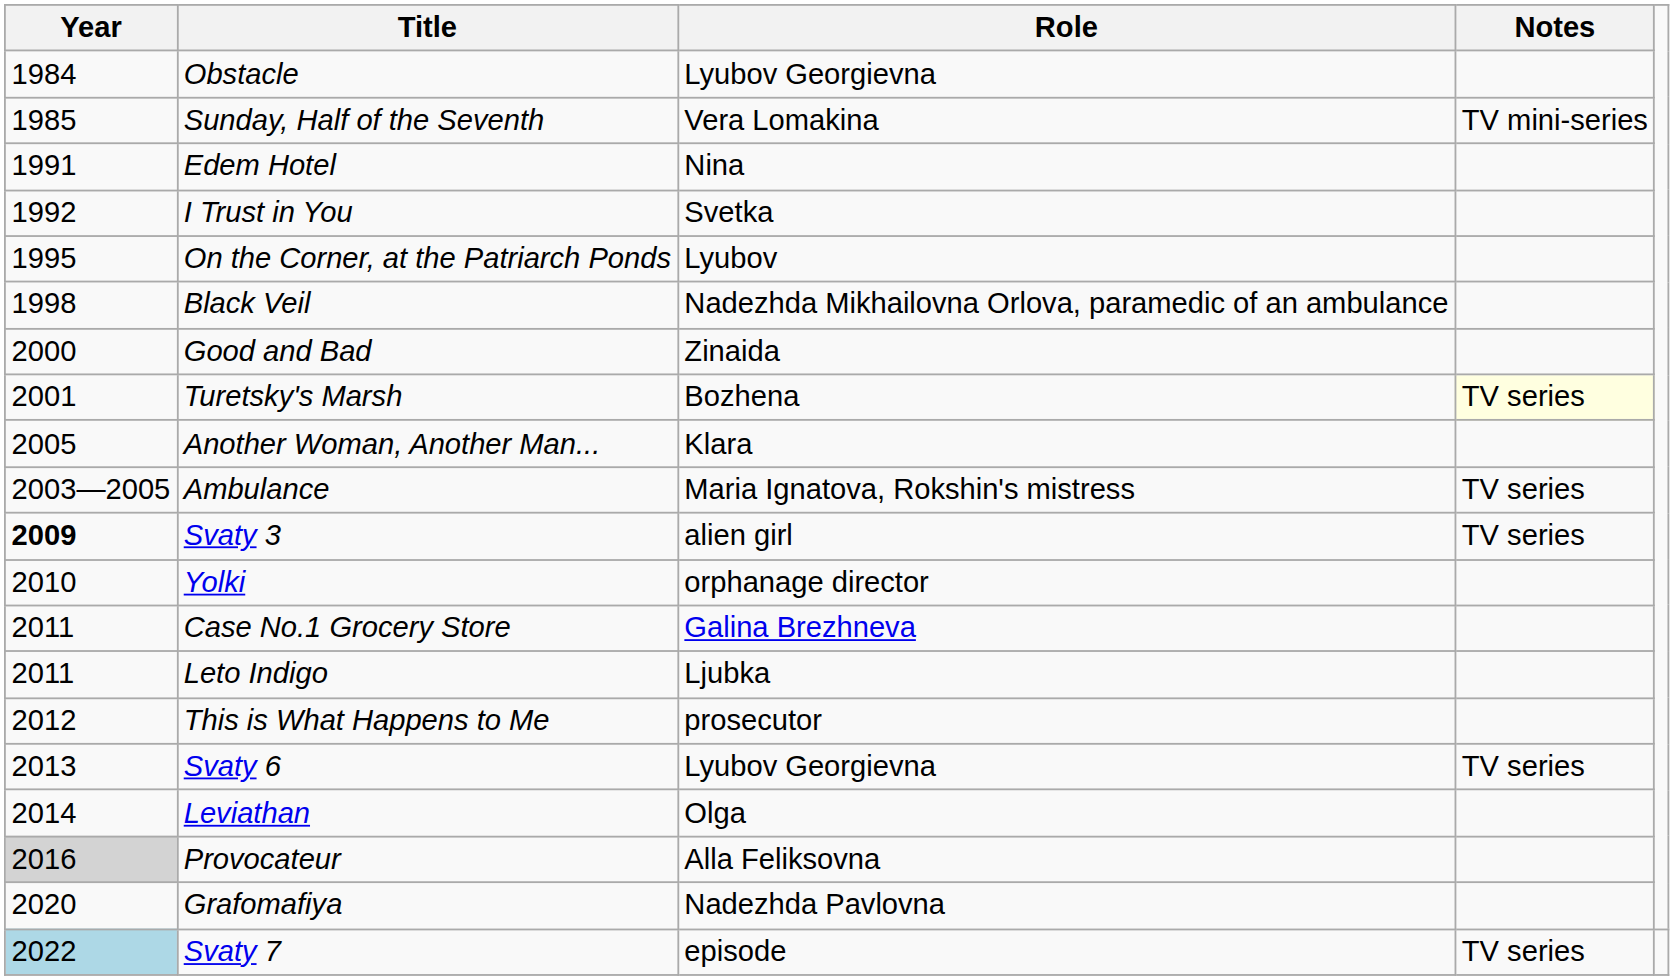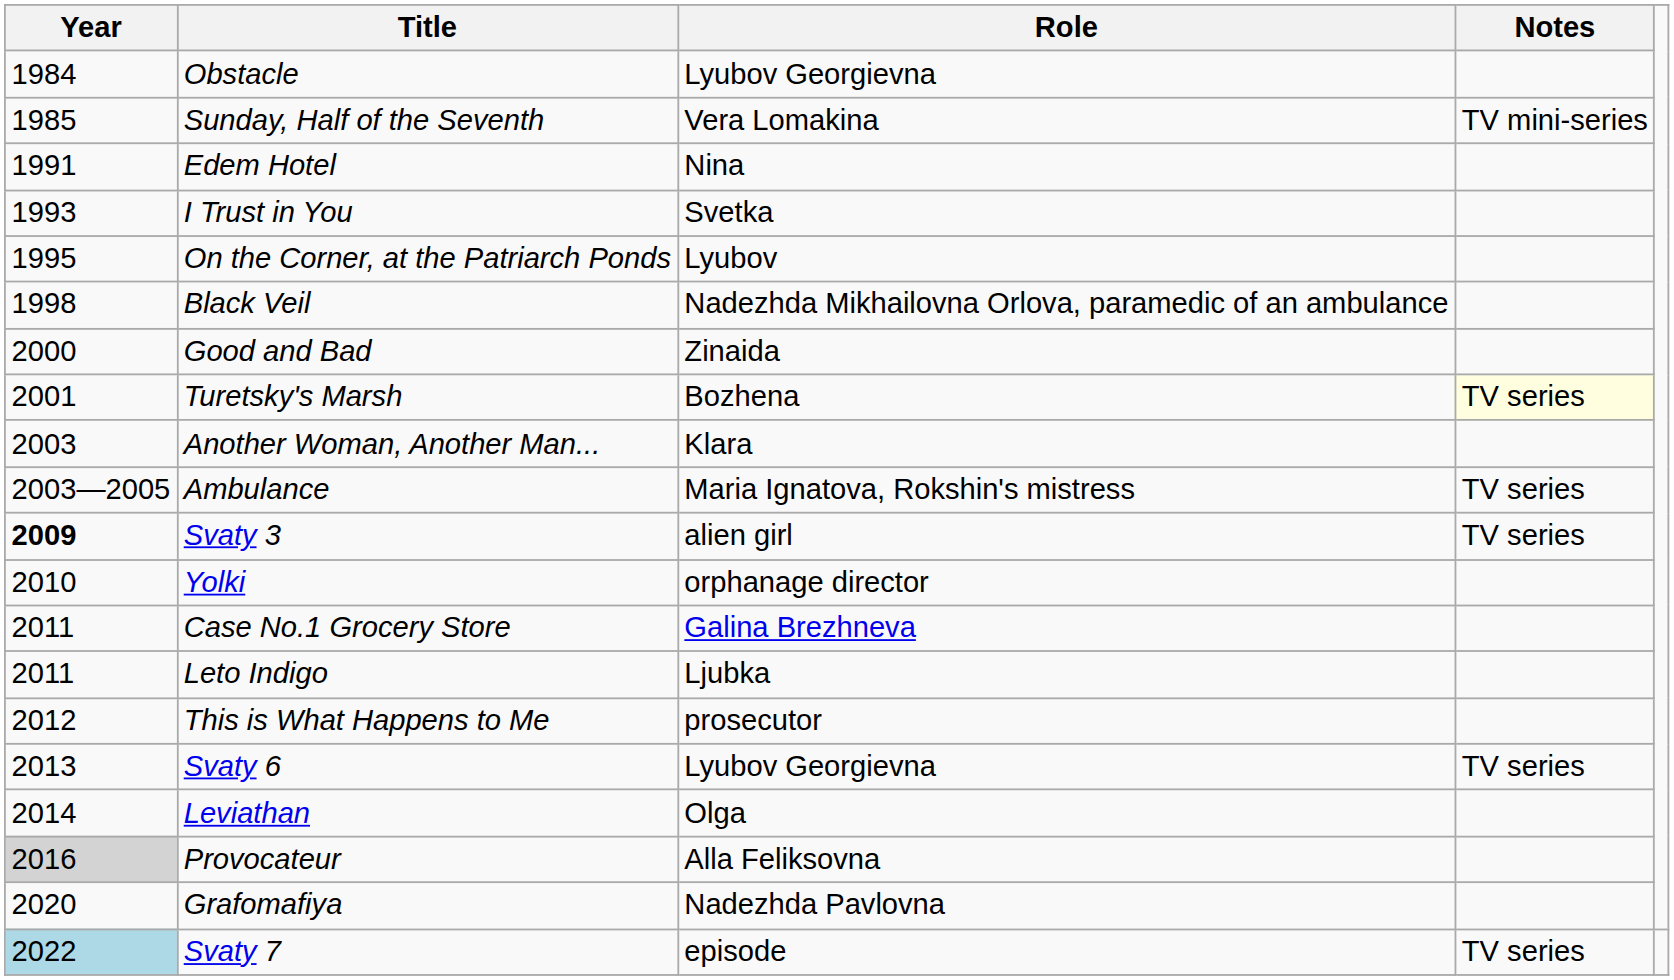(44, 212) 1992 -> (44, 212) 1993
(44, 443) 2005 -> (44, 443) 2003
